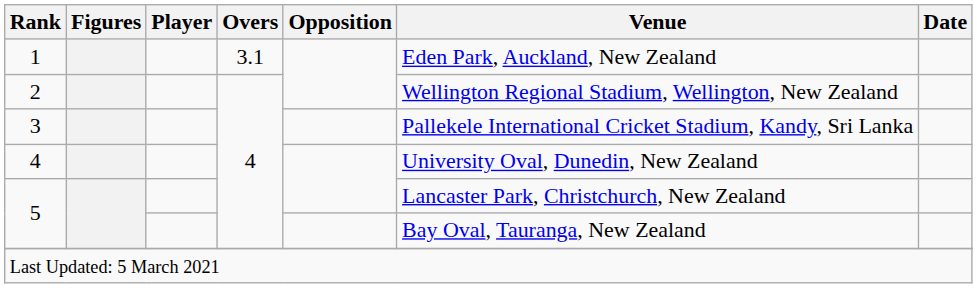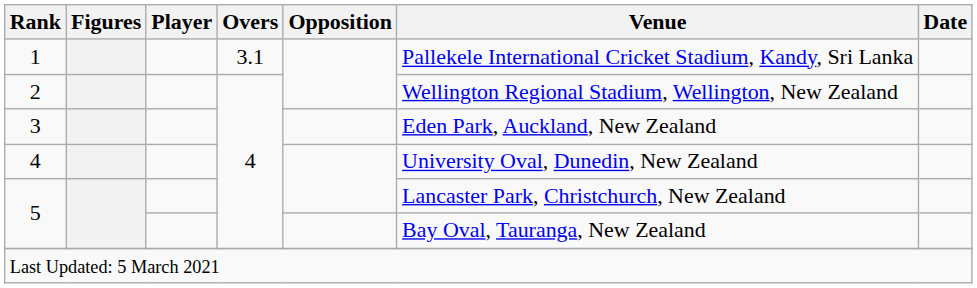(559, 56) Eden Park, Auckland, New Zealand -> (658, 56) Pallekele International Cricket Stadium, Kandy, Sri Lanka
(658, 126) Pallekele International Cricket Stadium, Kandy, Sri Lanka -> (559, 126) Eden Park, Auckland, New Zealand
